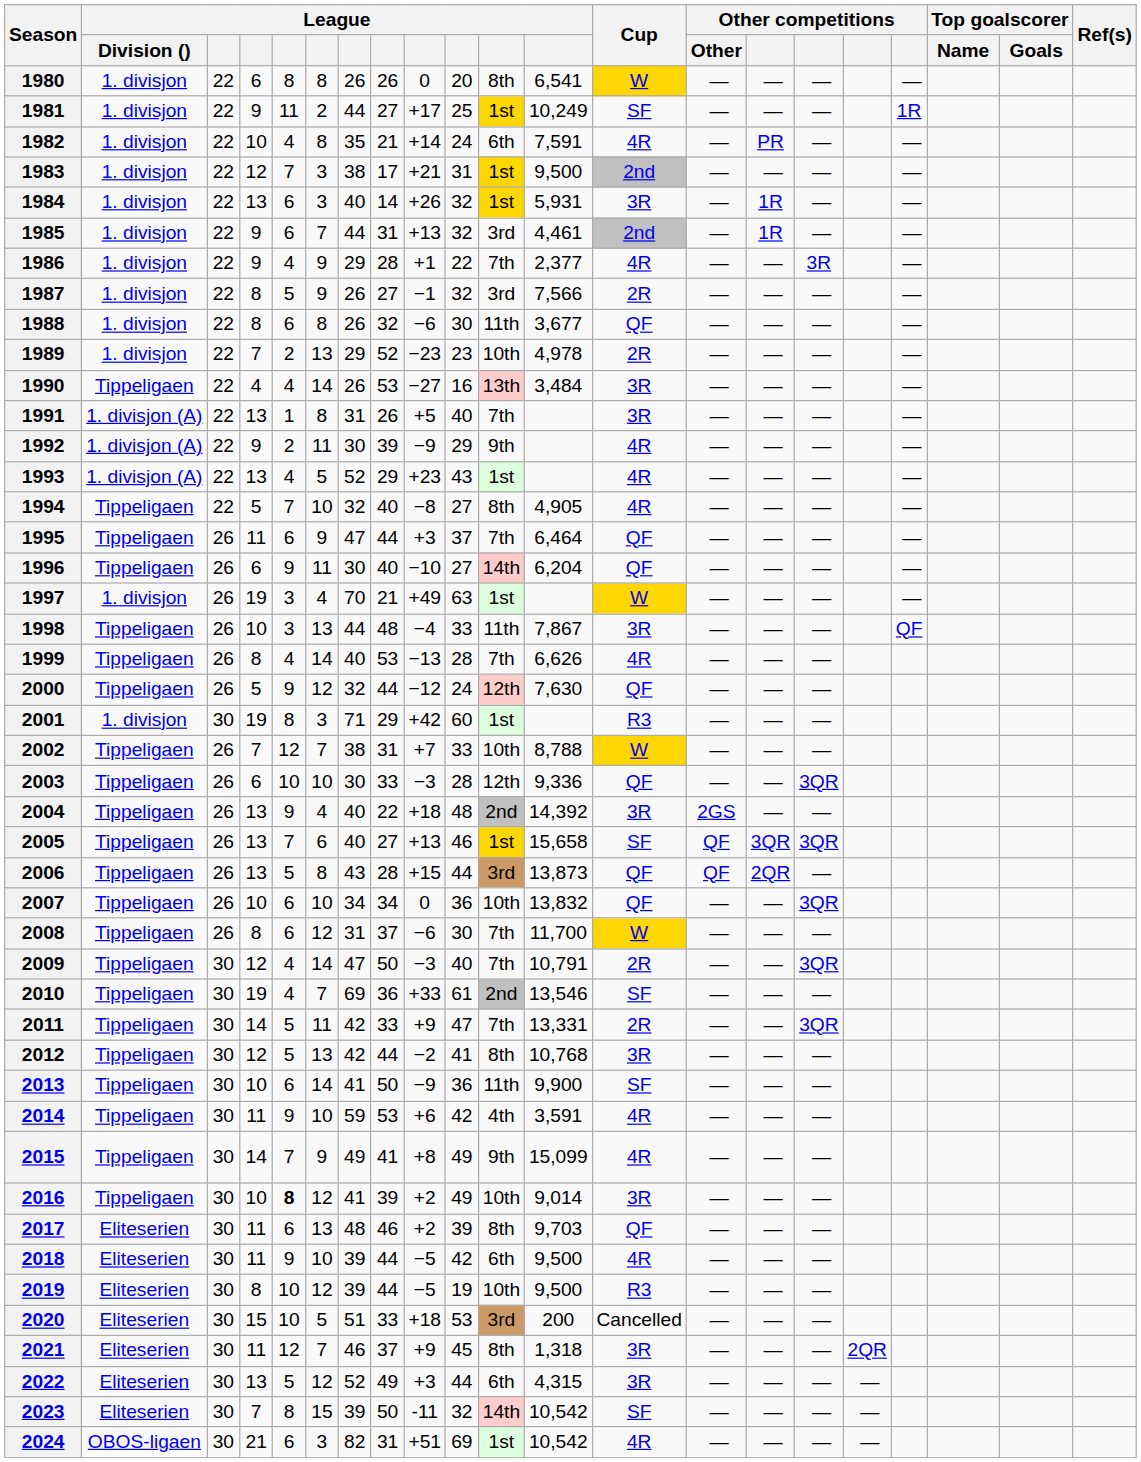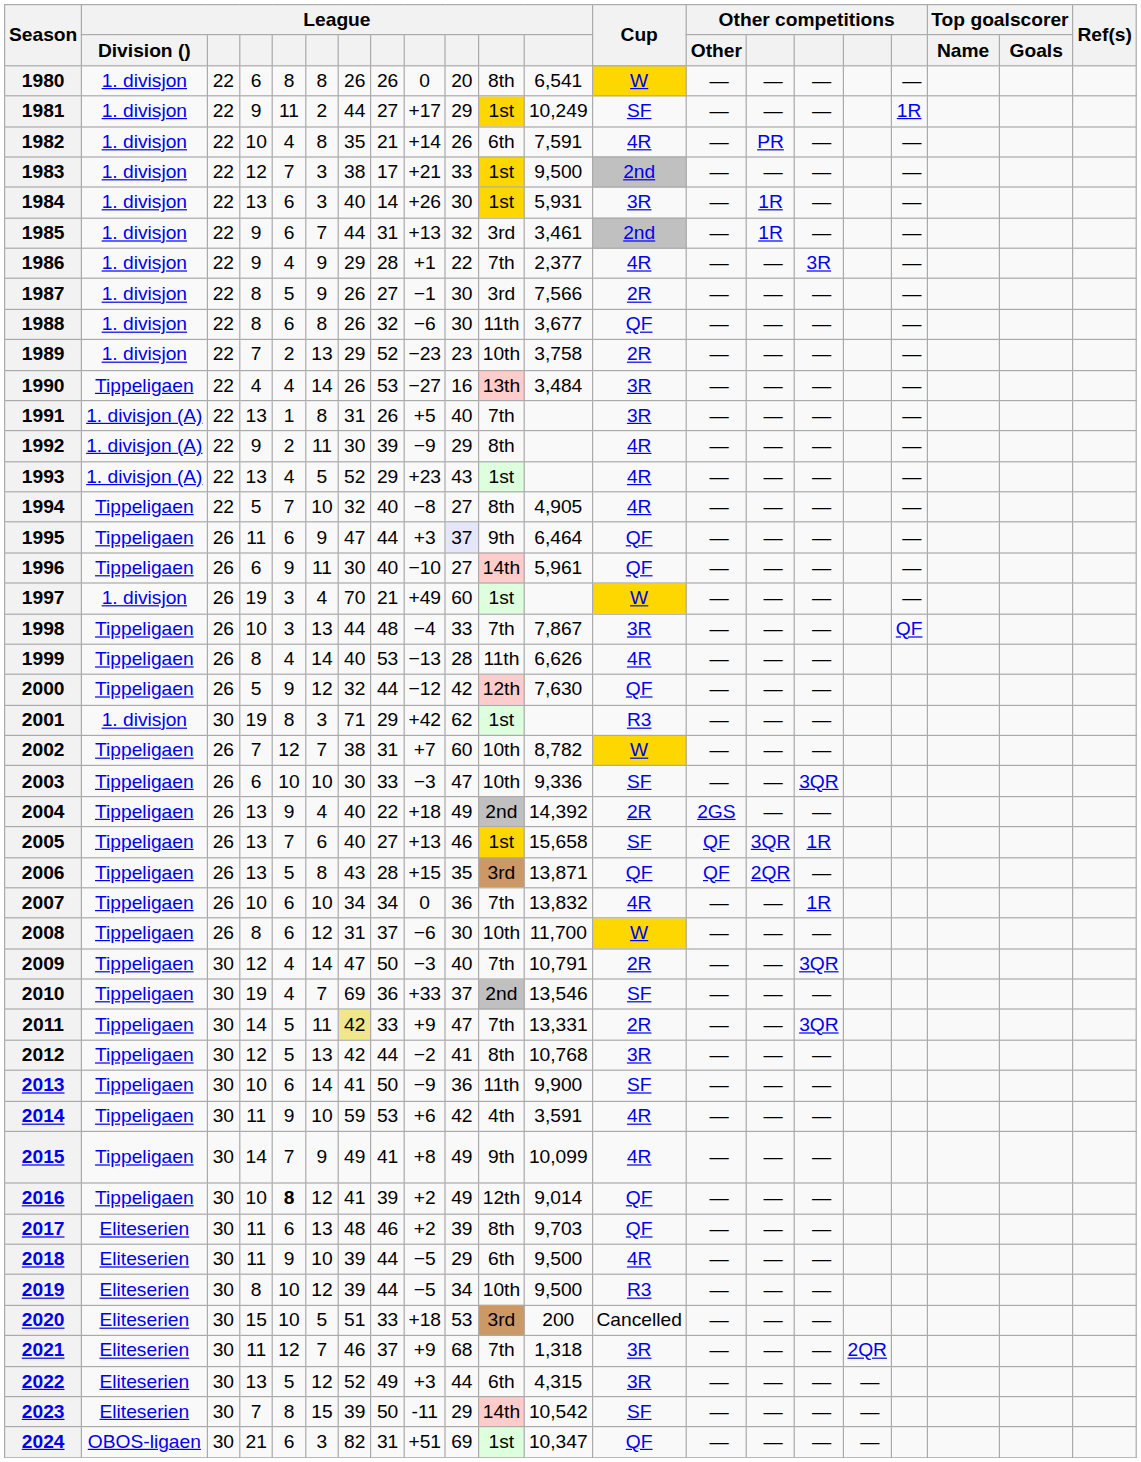(462, 111) 25 -> (462, 111) 29
(462, 141) 24 -> (462, 141) 26
(462, 171) 31 -> (462, 171) 33
(462, 202) 32 -> (462, 202) 30
(558, 232) 4,461 -> (558, 232) 3,461
(462, 293) 32 -> (462, 293) 30
(558, 354) 4,978 -> (558, 354) 3,758
(501, 446) 9th -> (501, 446) 8th
(462, 537) no background -> (462, 537) lavender background
(501, 537) 7th -> (501, 537) 9th
(558, 567) 6,204 -> (558, 567) 5,961
(462, 598) 63 -> (462, 598) 60
(501, 628) 11th -> (501, 628) 7th
(501, 659) 7th -> (501, 659) 11th
(462, 689) 24 -> (462, 689) 42
(462, 720) 60 -> (462, 720) 62
(462, 750) 33 -> (462, 750) 60
(558, 750) 8,788 -> (558, 750) 8,782
(462, 780) 28 -> (462, 780) 47
(501, 780) 12th -> (501, 780) 10th
(639, 780) QF -> (639, 780) SF
(462, 811) 48 -> (462, 811) 49
(639, 811) 3R -> (639, 811) 2R
(819, 841) 3QR -> (819, 841) 1R
(462, 872) 44 -> (462, 872) 35
(558, 872) 13,873 -> (558, 872) 13,871
(501, 902) 10th -> (501, 902) 7th
(639, 902) QF -> (639, 902) 4R
(819, 902) 3QR -> (819, 902) 1R
(501, 933) 7th -> (501, 933) 10th
(462, 994) 61 -> (462, 994) 37
(355, 1024) no background -> (355, 1024) khaki background
(558, 1157) 15,099 -> (558, 1157) 10,099
(501, 1198) 10th -> (501, 1198) 12th
(639, 1198) 3R -> (639, 1198) QF
(462, 1259) 42 -> (462, 1259) 29
(462, 1289) 19 -> (462, 1289) 34
(462, 1350) 45 -> (462, 1350) 68
(501, 1350) 8th -> (501, 1350) 7th
(462, 1411) 32 -> (462, 1411) 29
(558, 1442) 10,542 -> (558, 1442) 10,347
(639, 1442) 4R -> (639, 1442) QF
